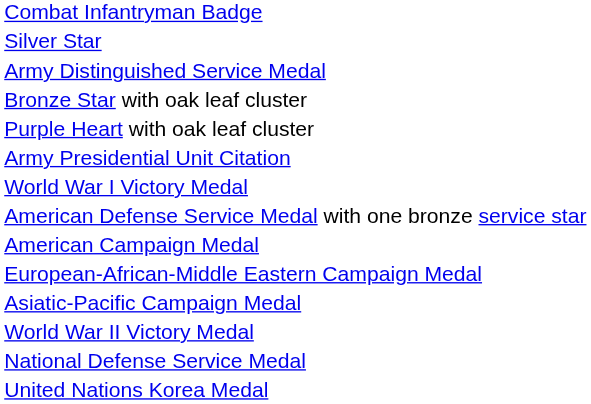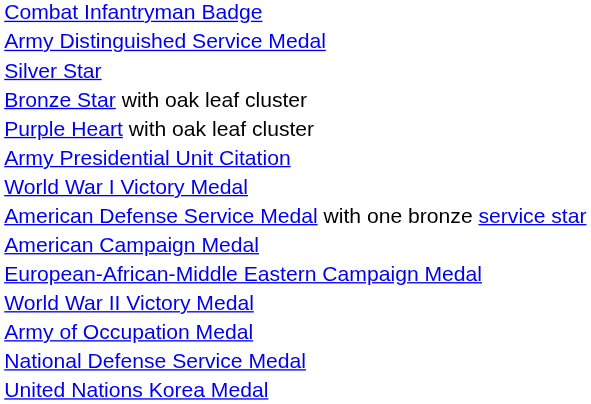rows swapped: (165, 70) <-> (53, 41)
- row: (153, 303)
+ row: (129, 332)
